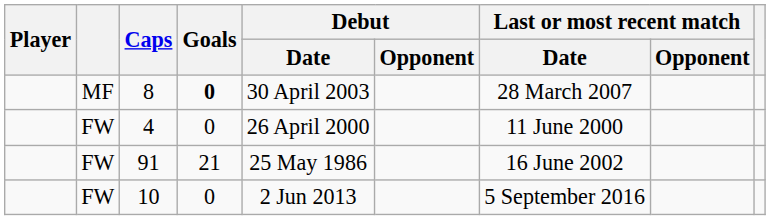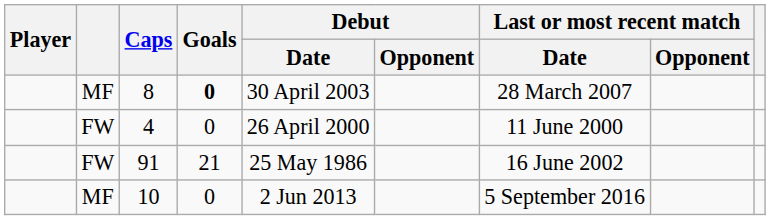(98, 197) FW -> (98, 197) MF
